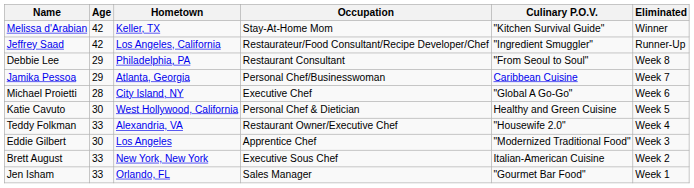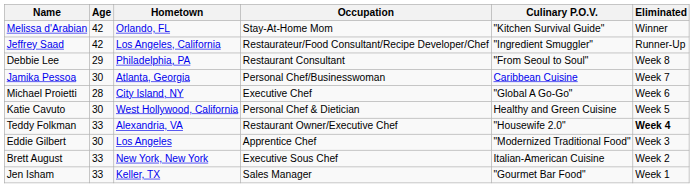(138, 28) Keller, TX -> (143, 28) Orlando, FL
(98, 77) 29 -> (98, 77) 30
(653, 126) normal -> (653, 126) bold
(143, 175) Orlando, FL -> (138, 175) Keller, TX
